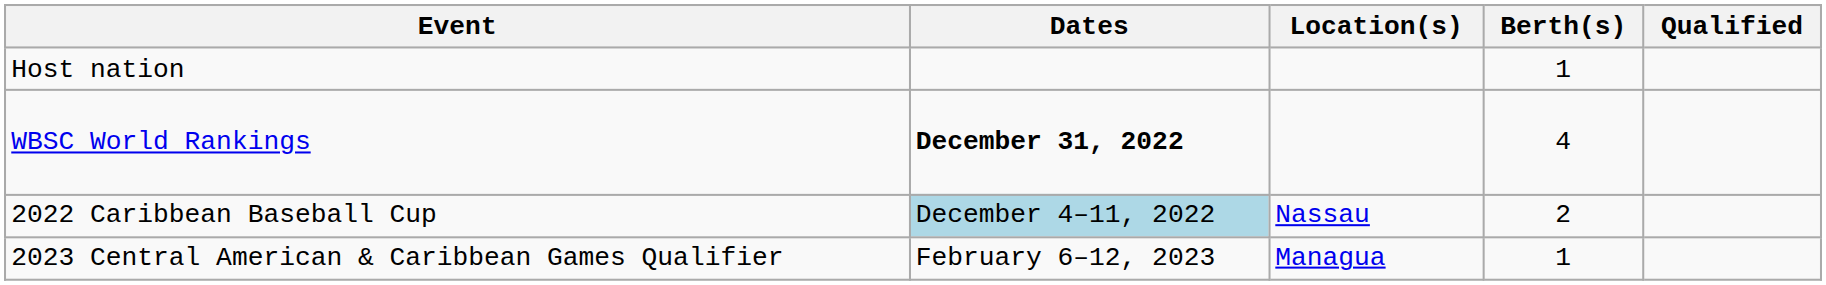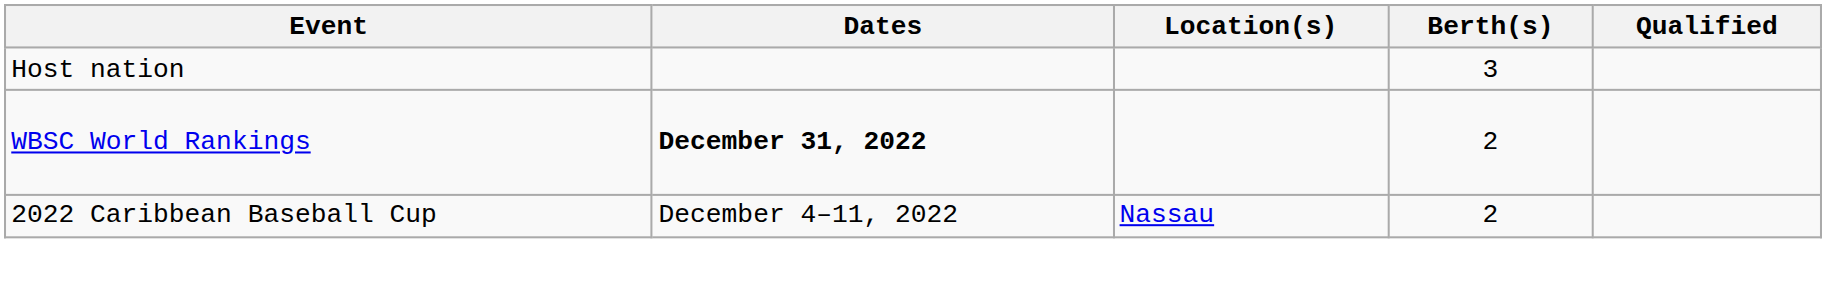(1563, 69) 1 -> (1490, 69) 3
(1563, 142) 4 -> (1490, 142) 2
(1065, 215) lightblue background -> (808, 215) no background
- row: (397, 258)
